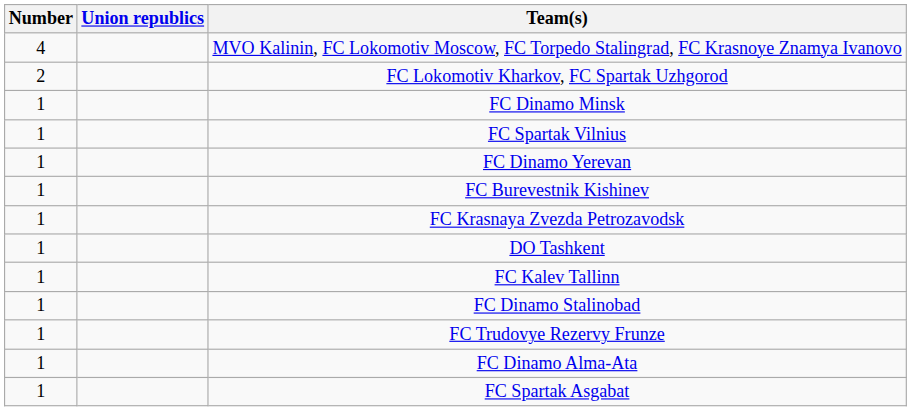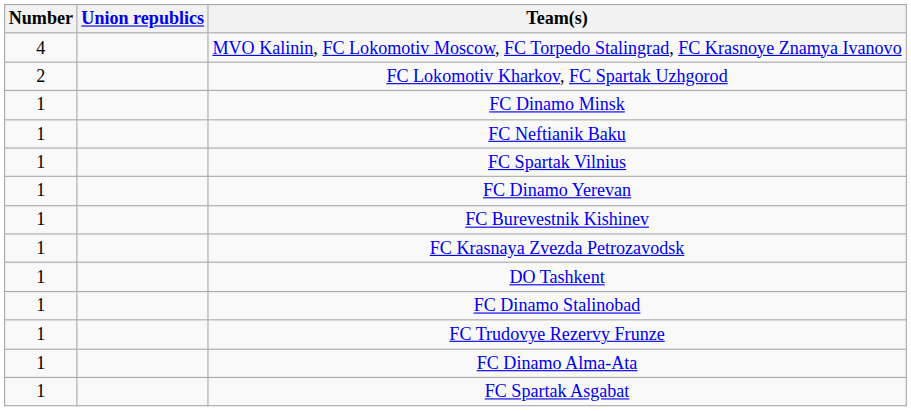+ row: (557, 133)
- row: (557, 276)
